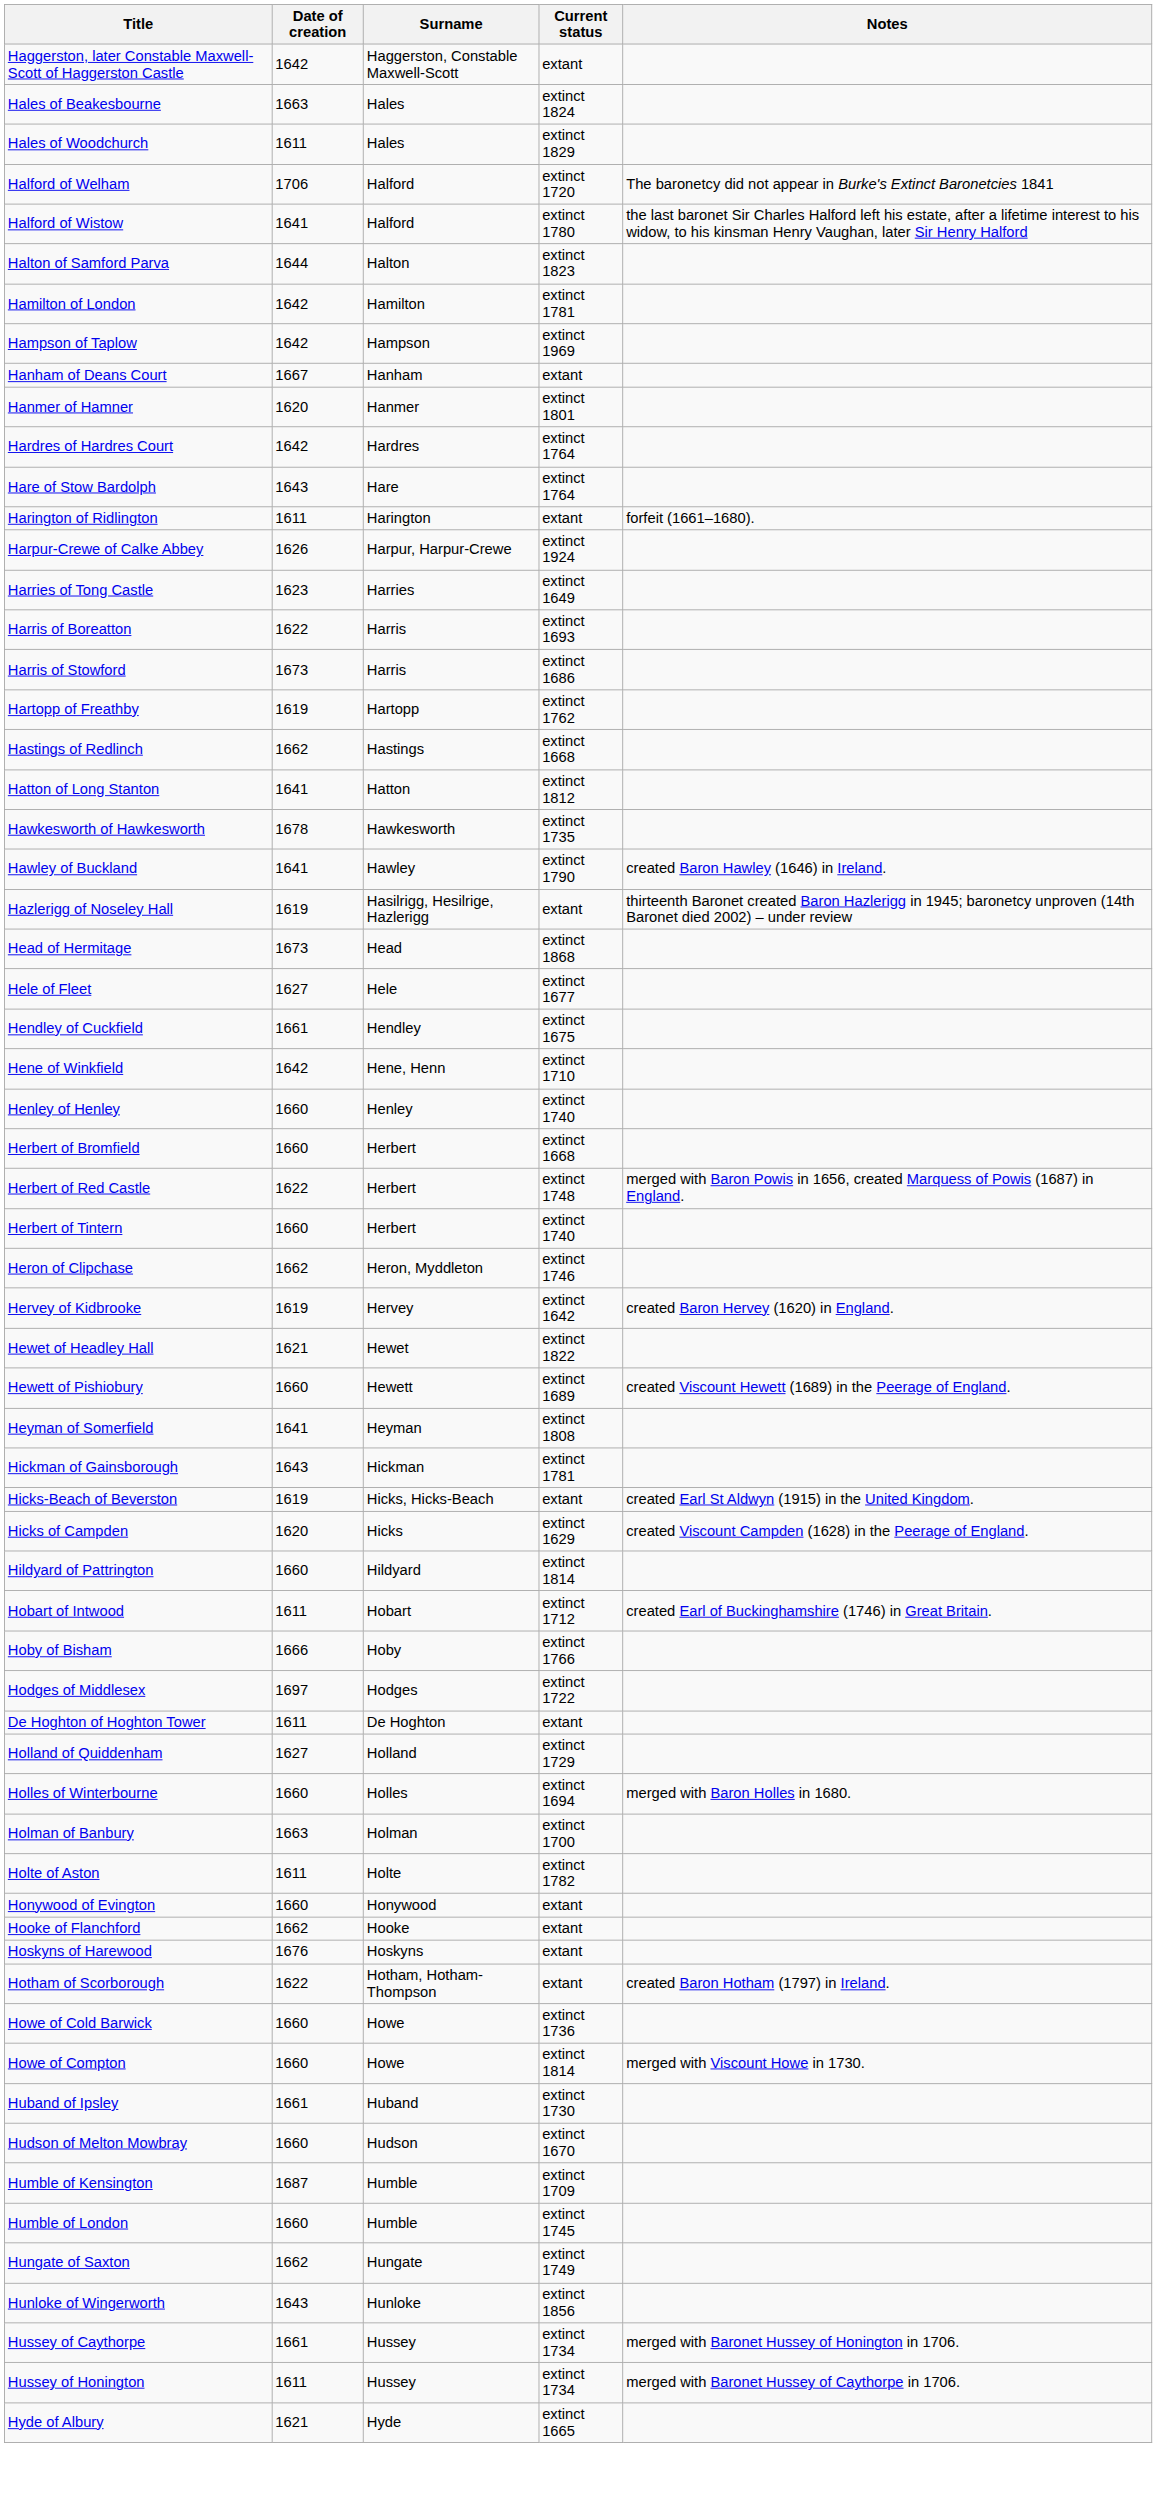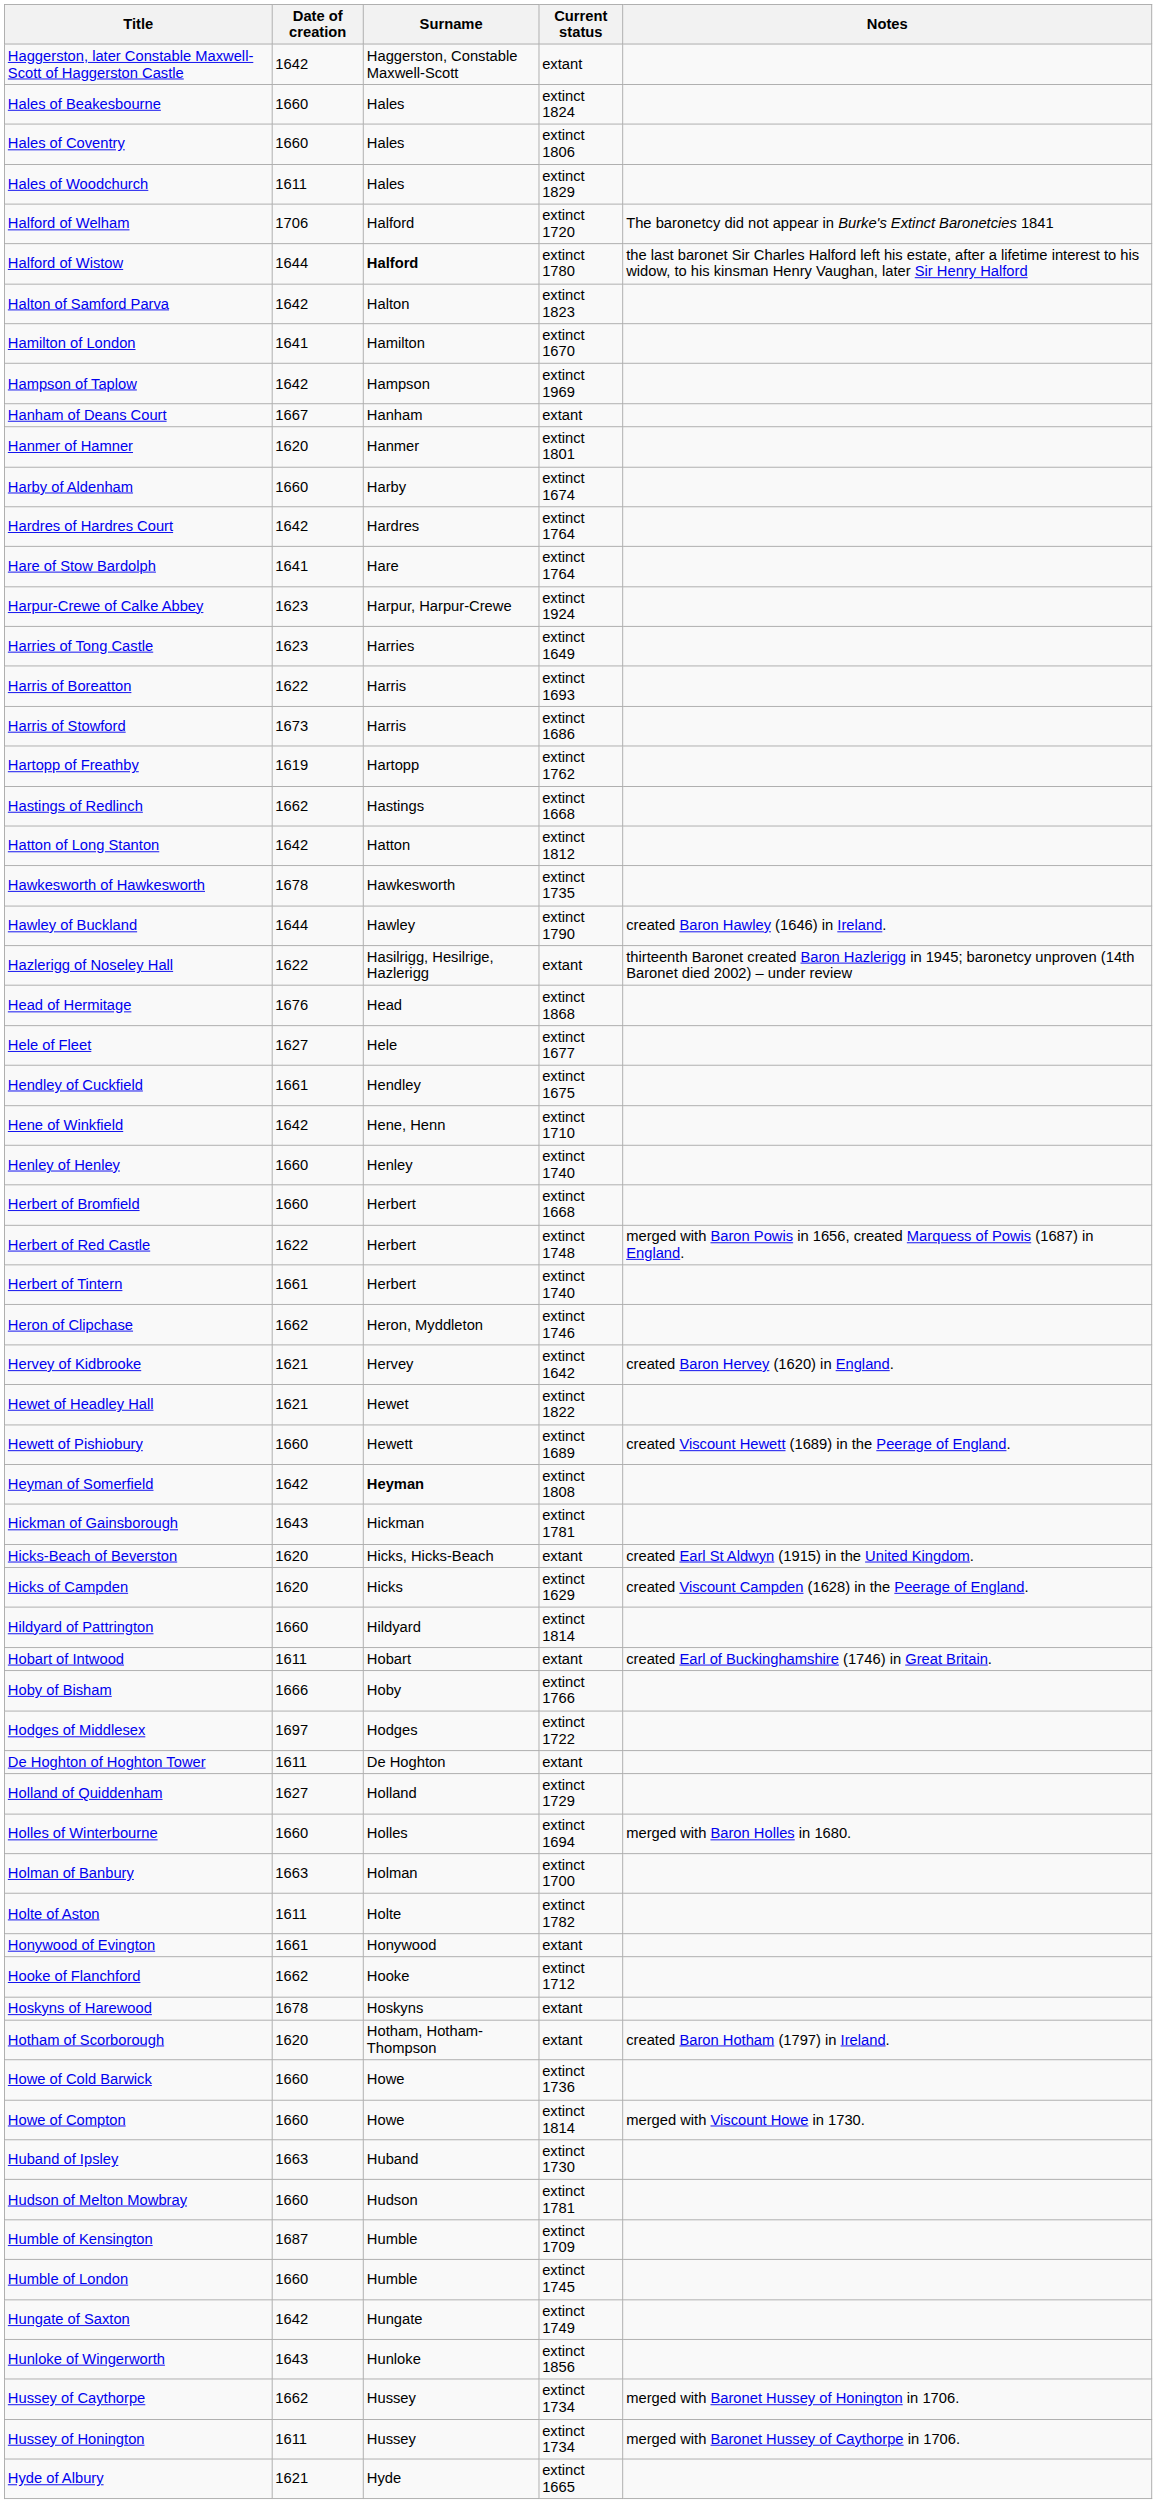(292, 104) 1663 -> (292, 104) 1660
+ row: (66, 144)
(292, 223) 1641 -> (292, 263) 1644
(391, 223) normal -> (393, 263) bold
(292, 263) 1644 -> (292, 303) 1642
(292, 303) 1642 -> (292, 343) 1641
(563, 303) extinct 1781 -> (563, 343) extinct 1670
+ row: (70, 486)
(292, 486) 1643 -> (292, 566) 1641
- row: (83, 518)
(292, 550) 1626 -> (292, 606) 1623
(292, 789) 1641 -> (292, 845) 1642
(292, 869) 1641 -> (292, 925) 1644
(292, 909) 1619 -> (292, 965) 1622
(292, 949) 1673 -> (292, 1005) 1676
(292, 1228) 1660 -> (292, 1284) 1661
(292, 1308) 1619 -> (292, 1364) 1621
(292, 1427) 1641 -> (292, 1484) 1642
(394, 1427) normal -> (395, 1484) bold
(292, 1499) 1619 -> (292, 1555) 1620
(563, 1610) extinct 1712 -> (562, 1659) extant
(292, 1905) 1660 -> (292, 1945) 1661
(562, 1928) extant -> (563, 1976) extinct 1712
(292, 1951) 1676 -> (292, 2008) 1678
(292, 1983) 1622 -> (292, 2040) 1620
(292, 2103) 1661 -> (292, 2159) 1663
(563, 2143) extinct 1670 -> (563, 2199) extinct 1781
(292, 2262) 1662 -> (292, 2319) 1642
(292, 2342) 1661 -> (292, 2399) 1662
